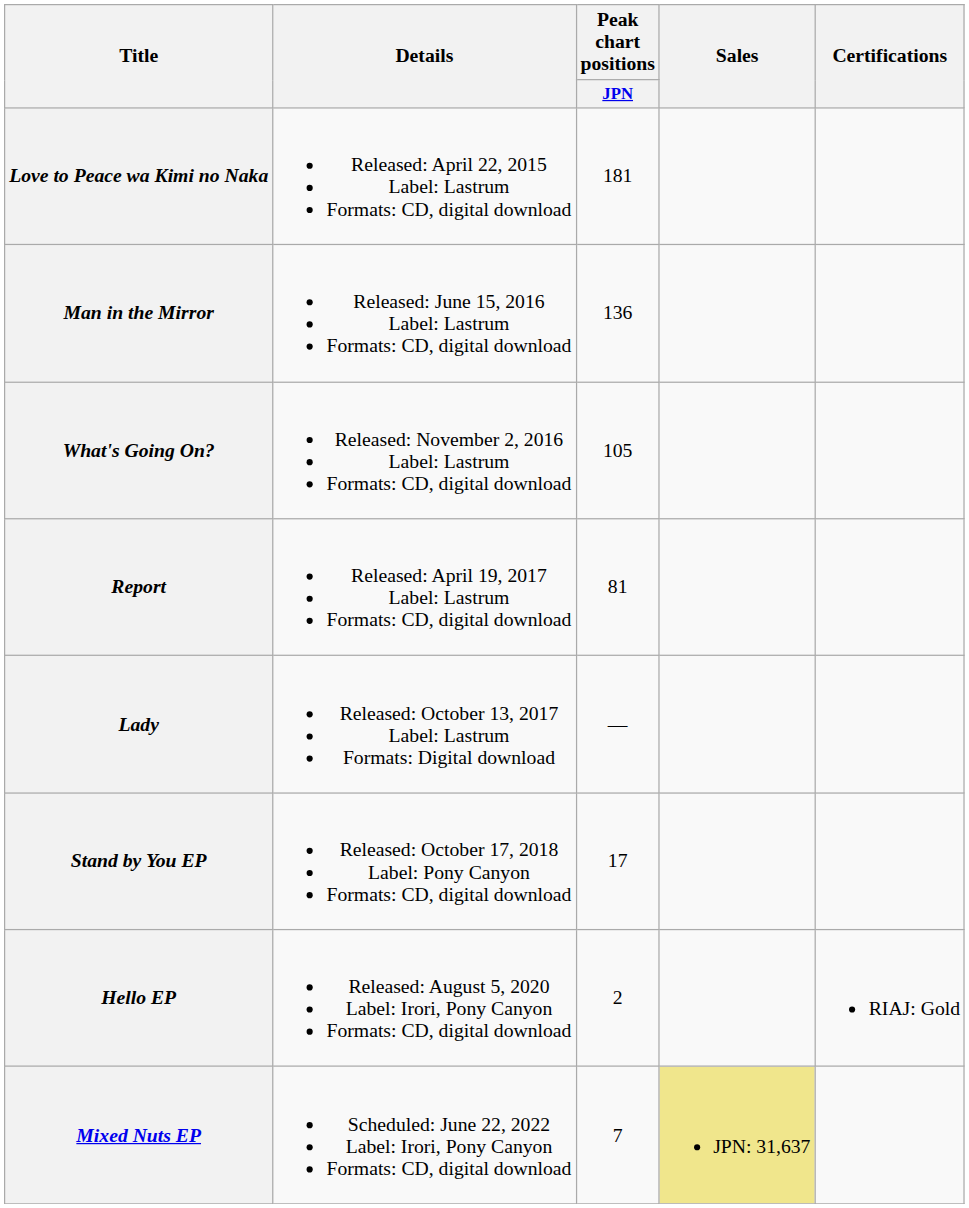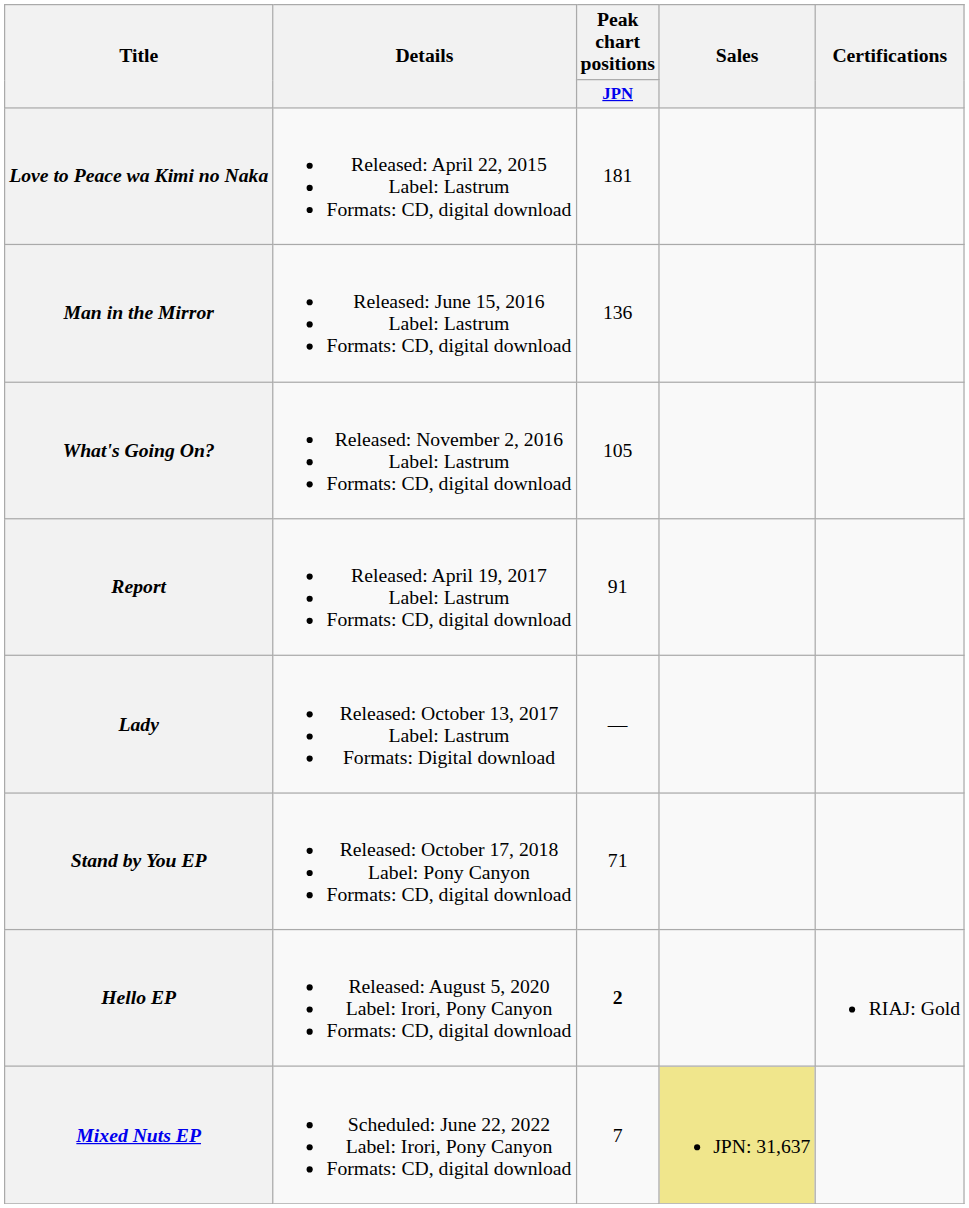(618, 587) 81 -> (618, 587) 91
(618, 861) 17 -> (618, 861) 71
(618, 998) normal -> (618, 998) bold
